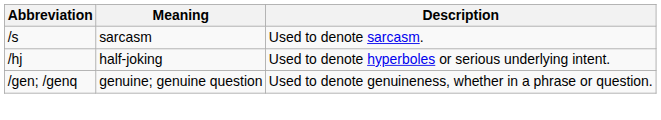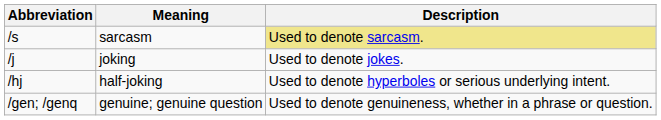(346, 37) no background -> (346, 37) khaki background
+ row: (11, 59)
